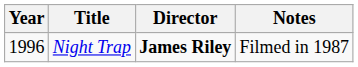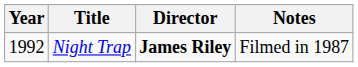(27, 47) 1996 -> (27, 47) 1992
